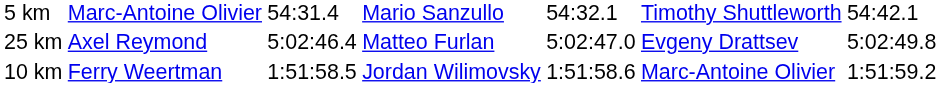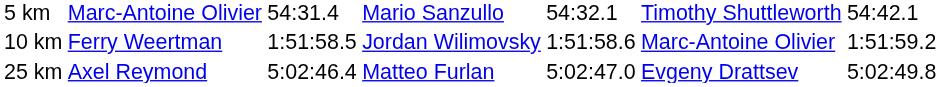rows swapped: (33, 71) <-> (33, 42)
